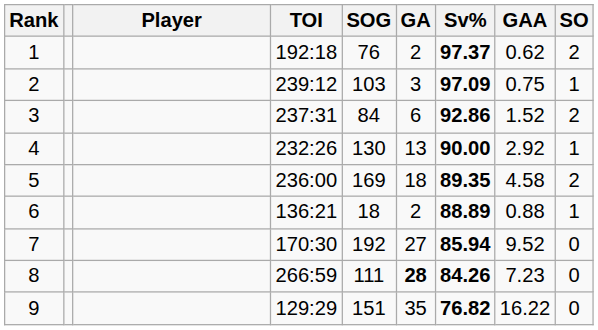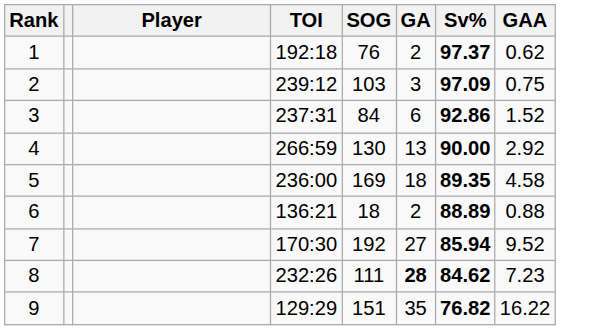- column: (574, 20)
(306, 148) 232:26 -> (306, 148) 266:59
(306, 276) 266:59 -> (306, 276) 232:26
(465, 276) 84.26 -> (465, 276) 84.62
